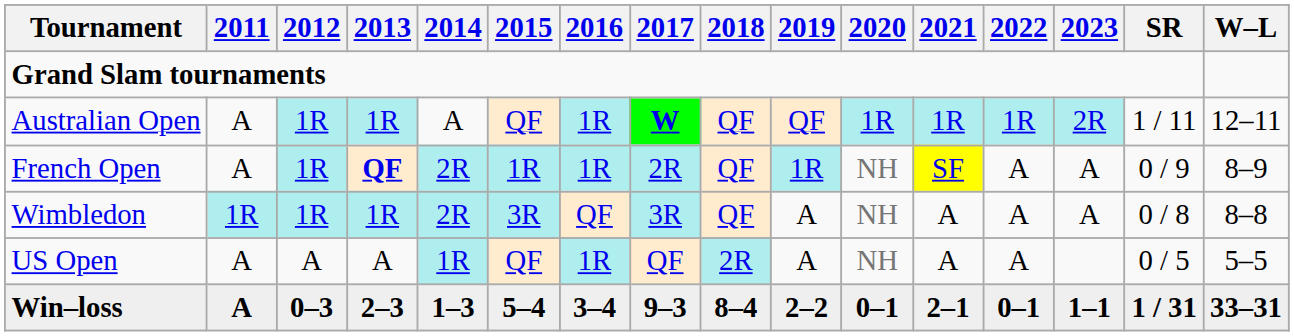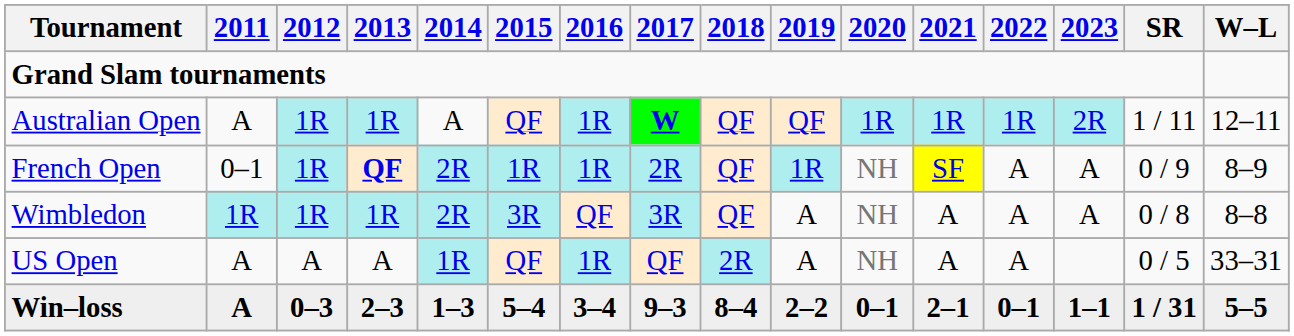(242, 167) A -> (242, 167) 0–1
(1246, 260) 5–5 -> (1246, 260) 33–31
(1246, 306) 33–31 -> (1246, 306) 5–5
